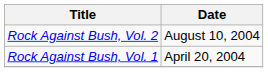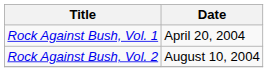rows swapped: (83, 56) <-> (83, 35)
